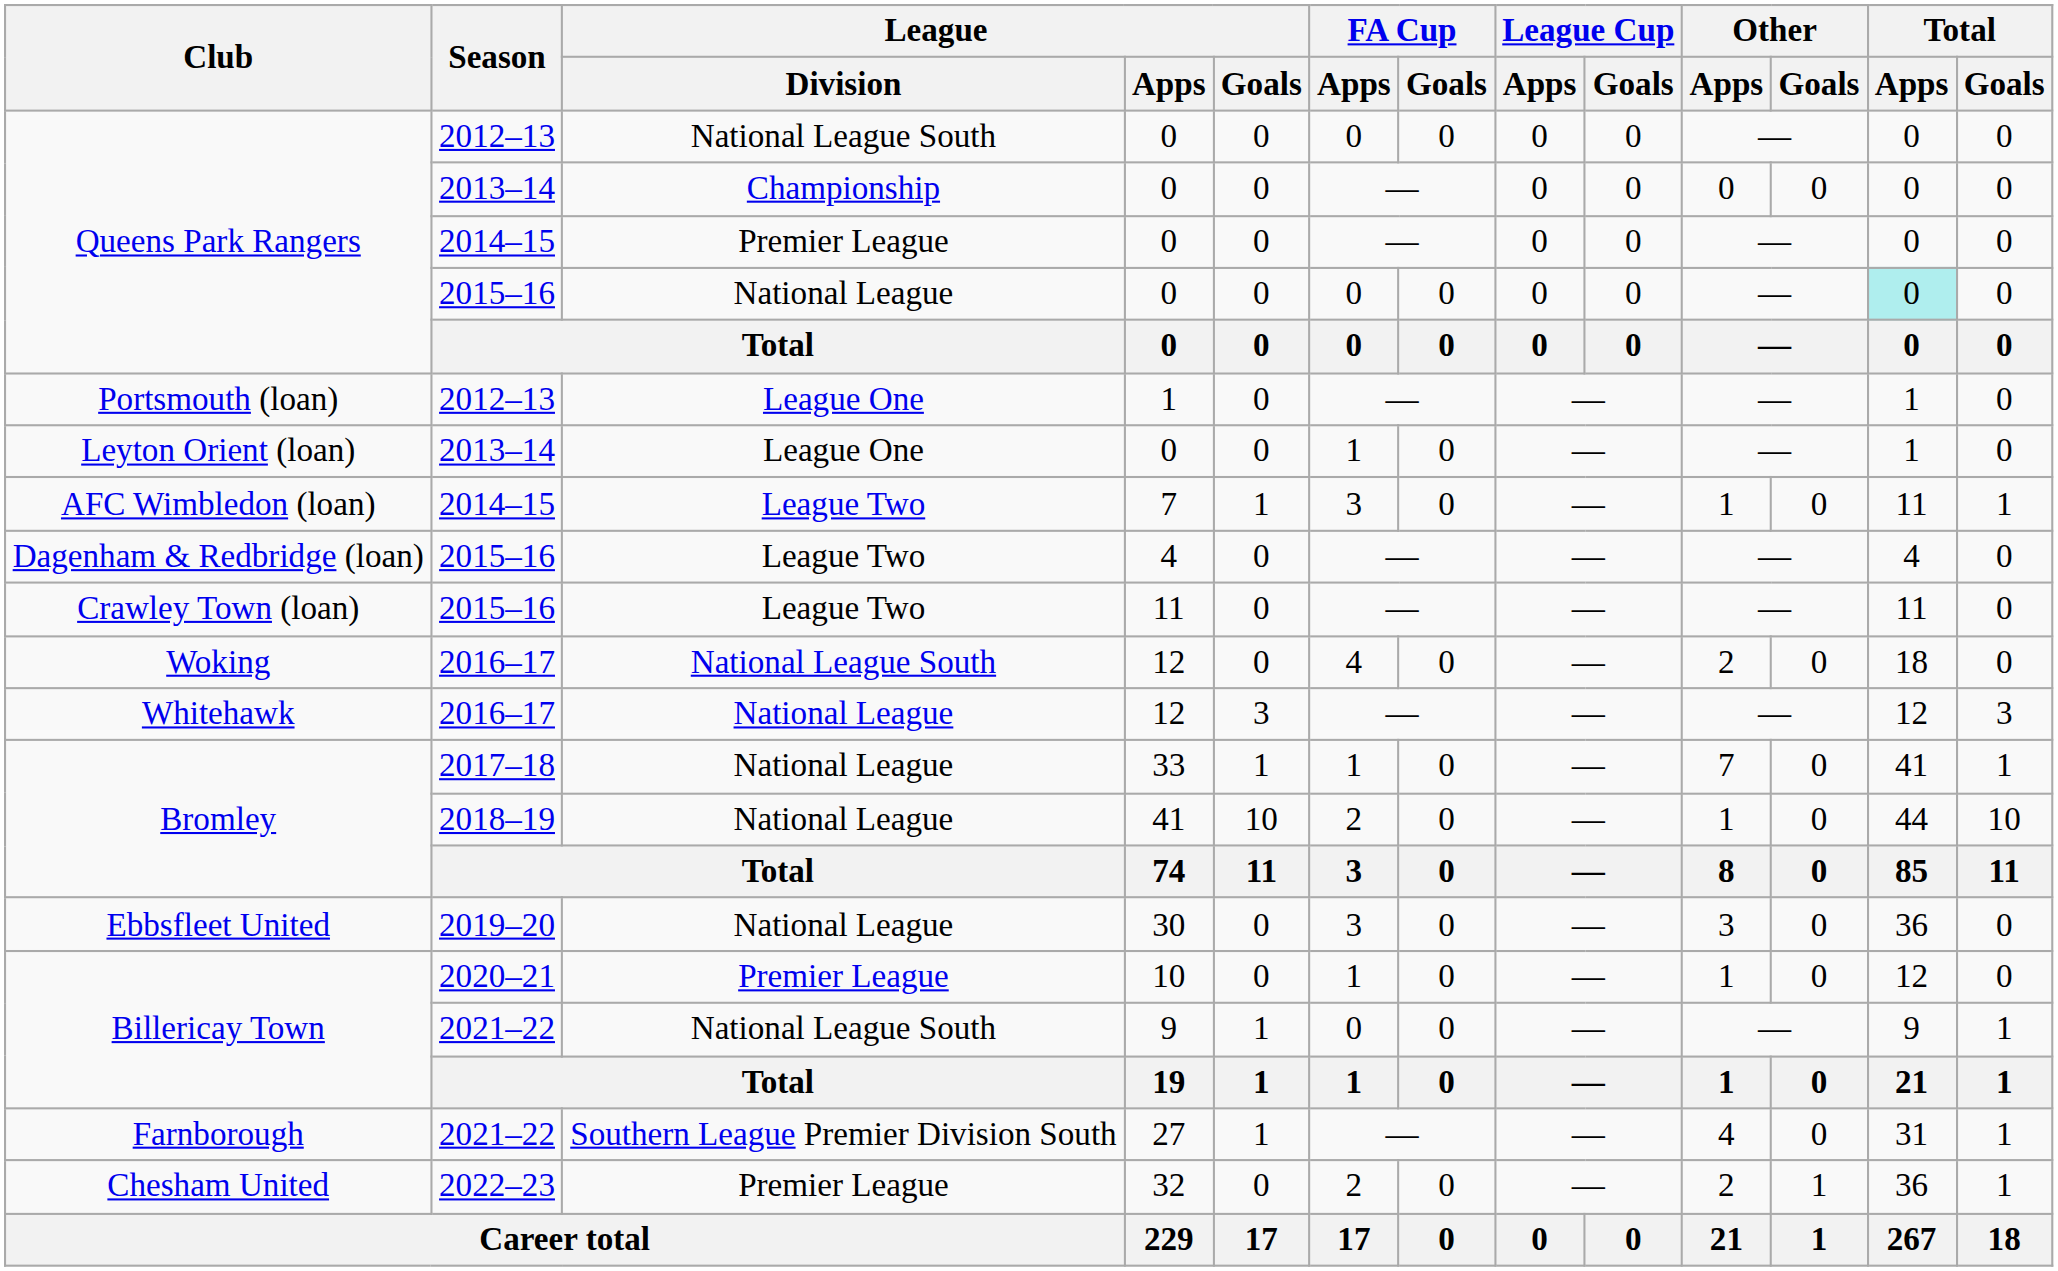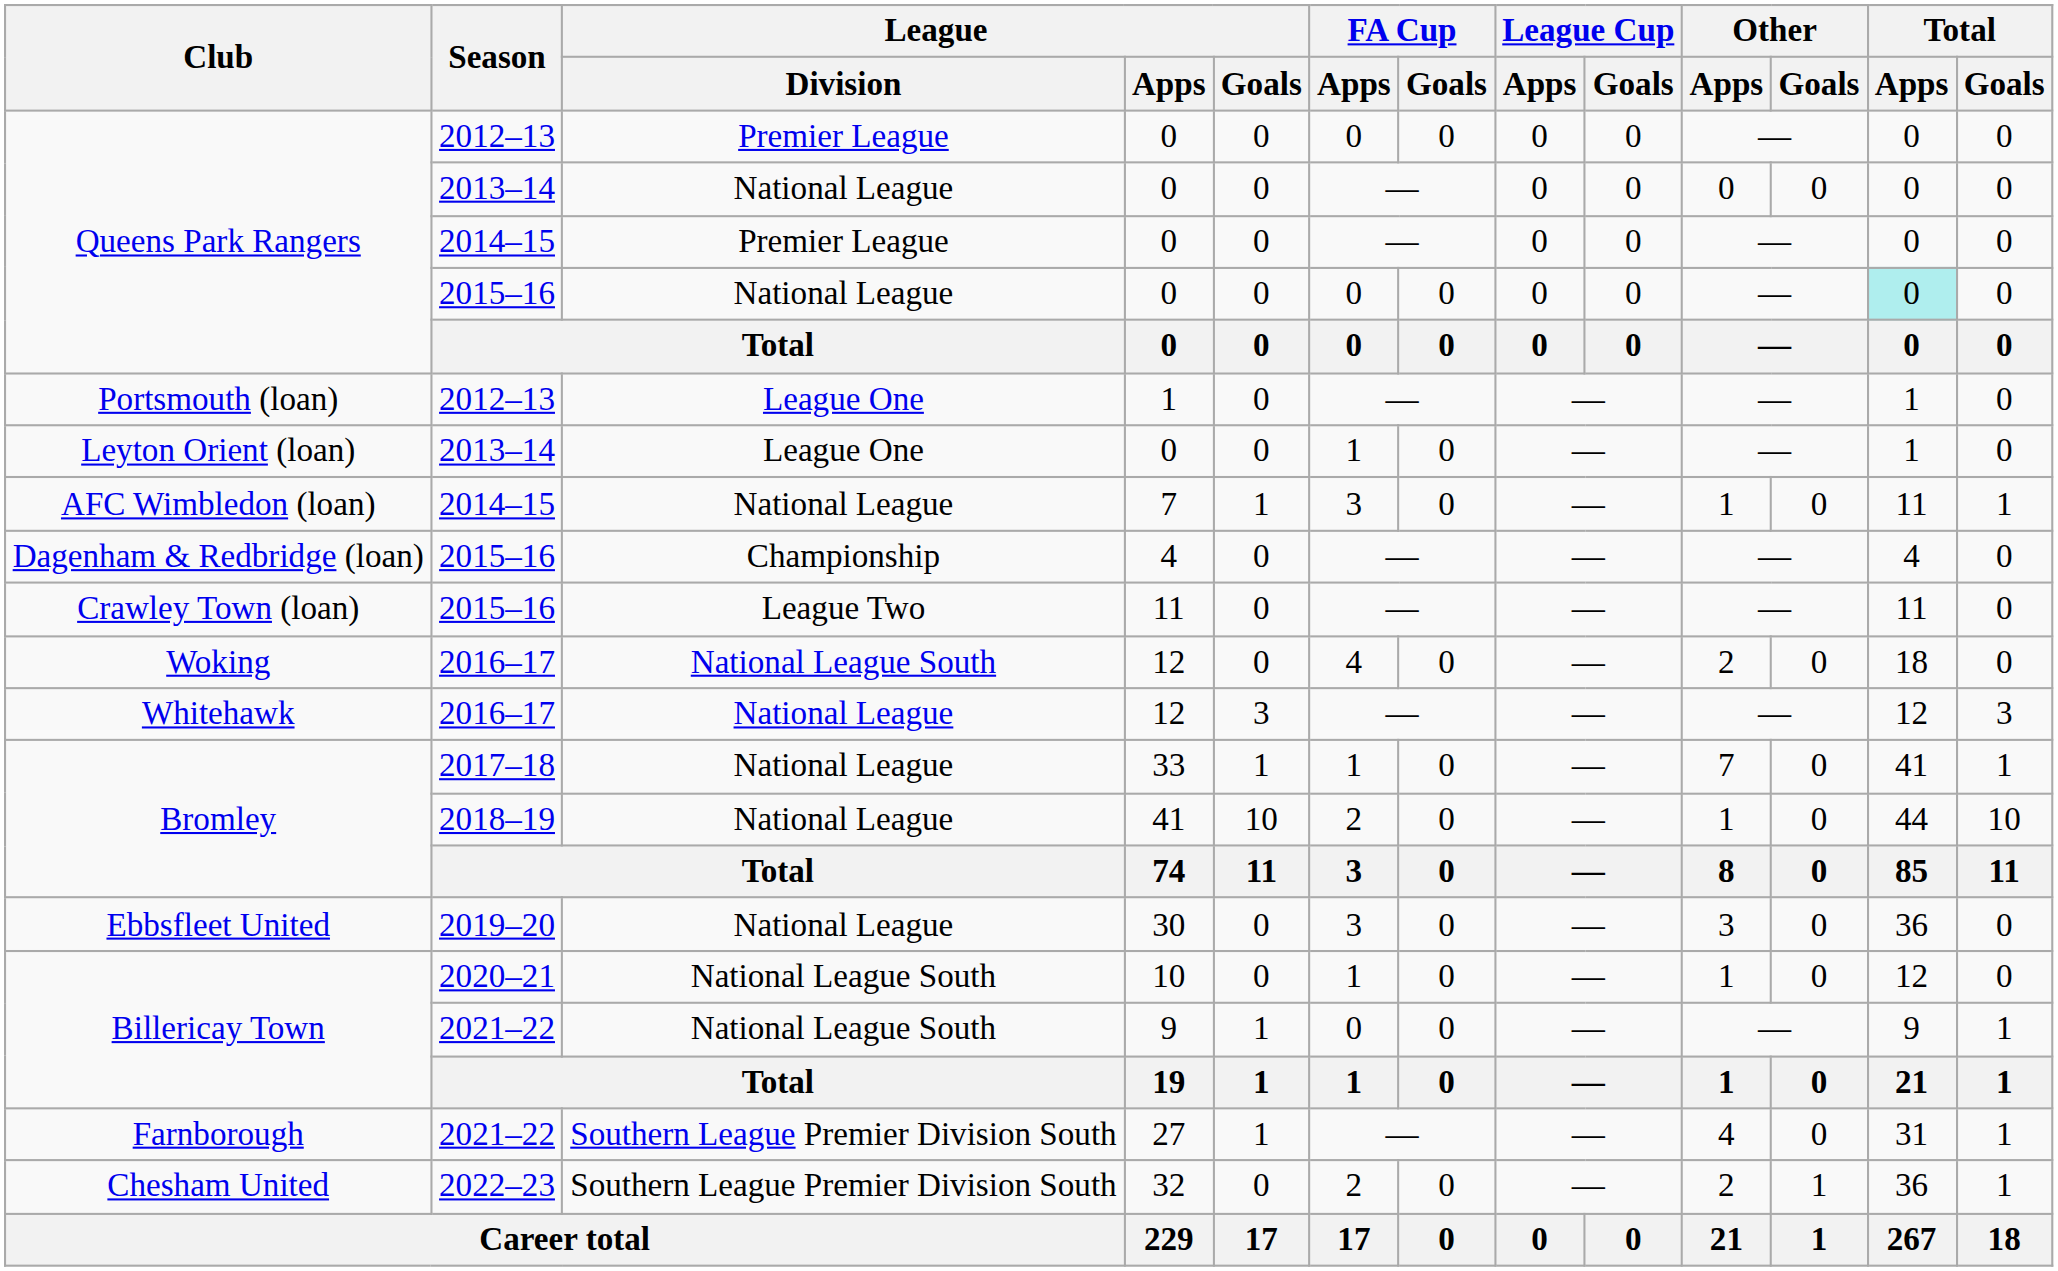(843, 135) National League South -> (843, 135) Premier League
(843, 188) Championship -> (843, 188) National League
(843, 503) League Two -> (843, 503) National League
(843, 556) League Two -> (843, 556) Championship
(843, 976) Premier League -> (843, 976) National League South
(843, 1186) Premier League -> (843, 1186) Southern League Premier Division South
